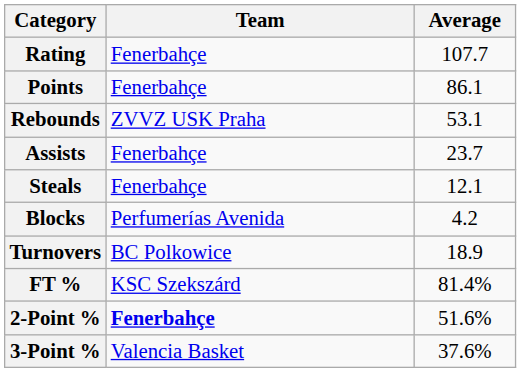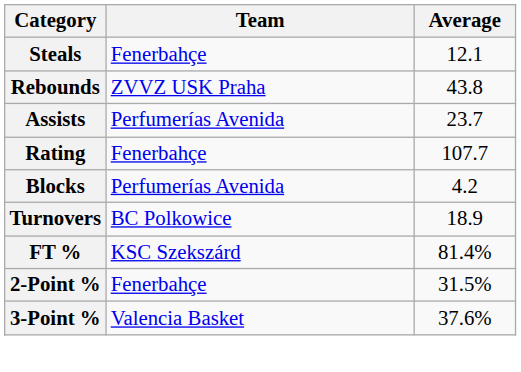rows swapped: (55, 53) <-> (55, 185)
- row: (55, 86)
(465, 119) 53.1 -> (465, 86) 43.8
(159, 152) Fenerbahçe -> (197, 119) Perfumerías Avenida
(163, 317) bold -> (159, 284) normal
(465, 317) 51.6% -> (465, 284) 31.5%
